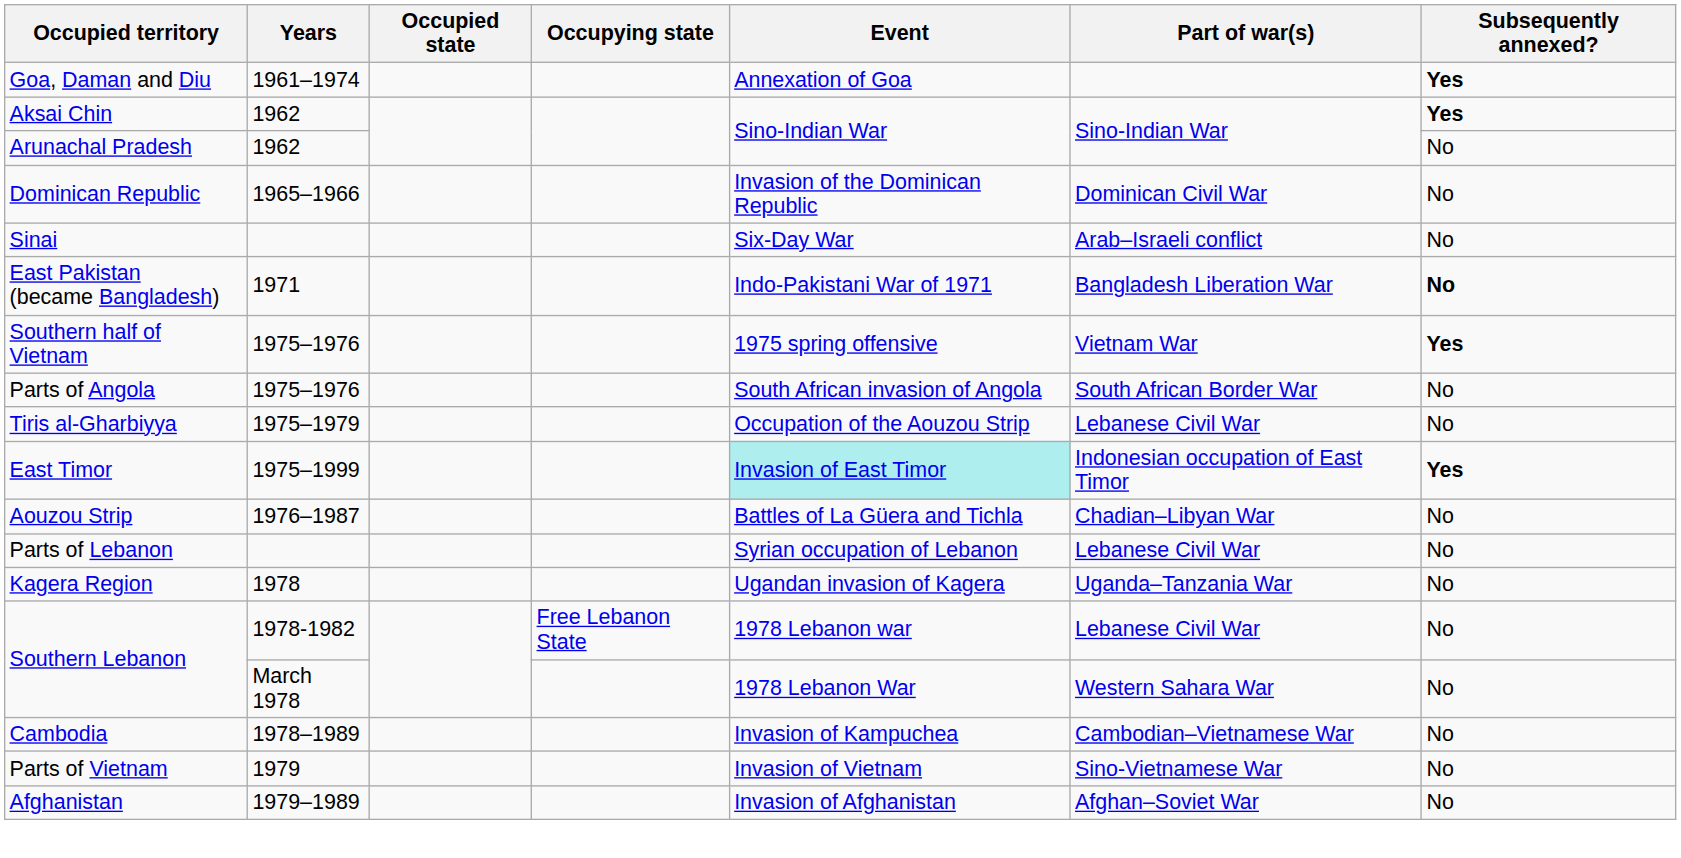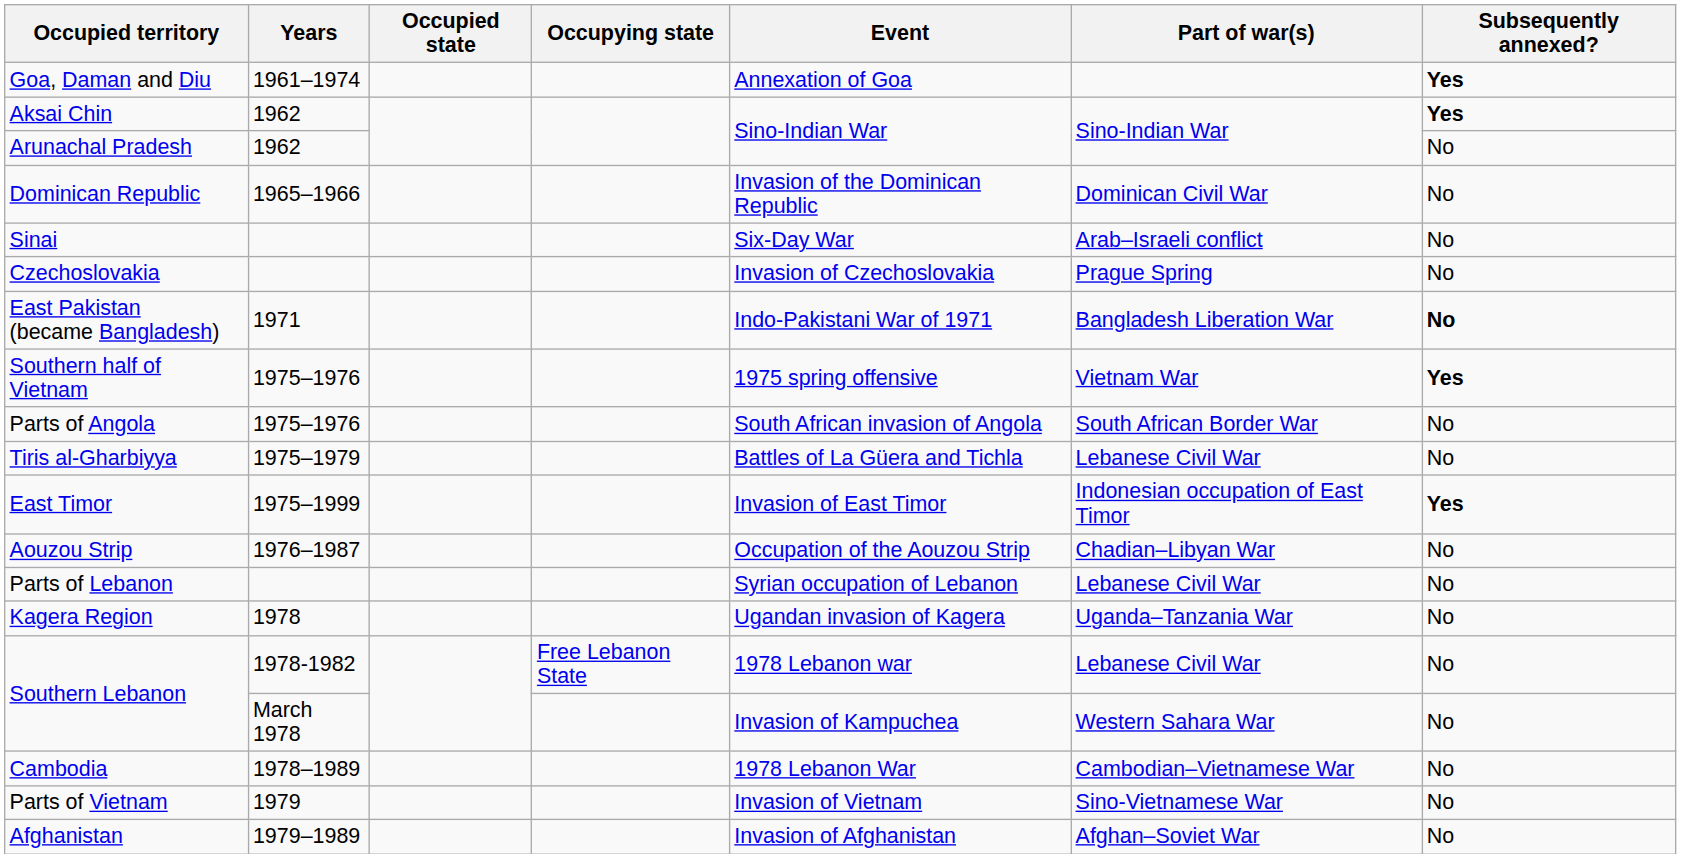+ row: (85, 273)
(882, 424) Occupation of the Aouzou Strip -> (879, 458) Battles of La Güera and Tichla
(840, 470) paleturquoise background -> (840, 504) no background
(878, 516) Battles of La Güera and Tichla -> (882, 550) Occupation of the Aouzou Strip
(825, 688) 1978 Lebanon War -> (846, 722) Invasion of Kampuchea
(846, 734) Invasion of Kampuchea -> (825, 768) 1978 Lebanon War
